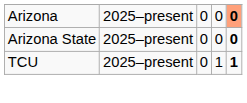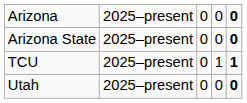(234, 16) lightsalmon background -> (234, 16) no background
+ row: (23, 86)
